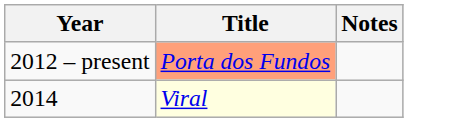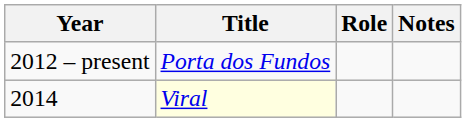+ column: (364, 23)
(245, 60) lightsalmon background -> (245, 60) no background
